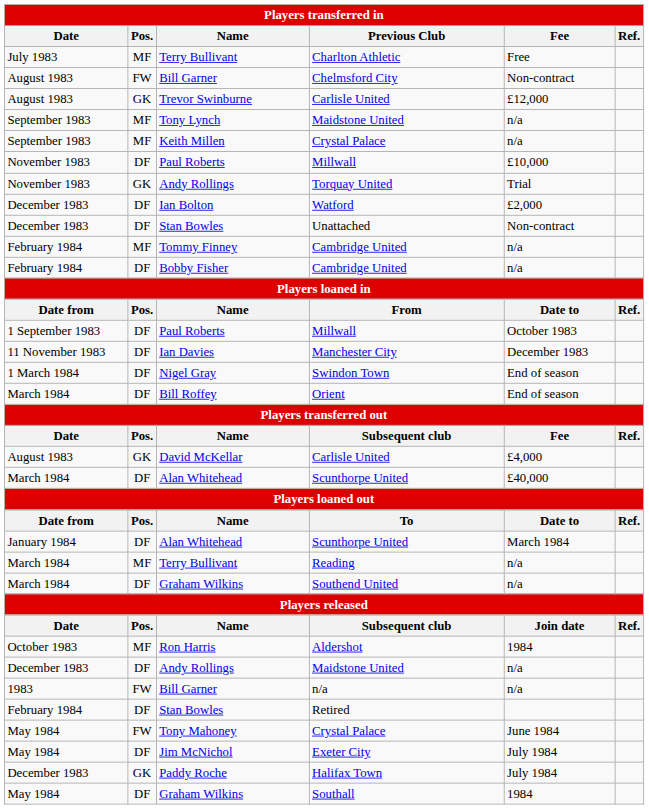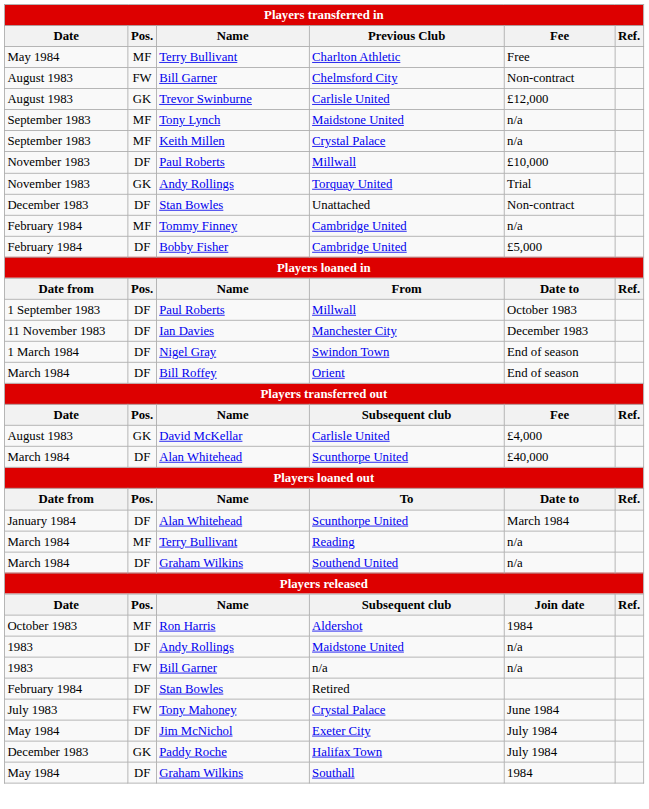(32, 57) July 1983 -> (33, 57) May 1984
- row: (186, 204)
(515, 267) n/a -> (525, 246) £5,000
(48, 667) December 1983 -> (20, 646) 1983
(33, 730) May 1984 -> (32, 709) July 1983
